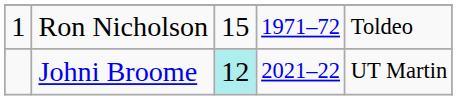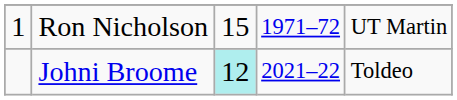(382, 26) Toldeo -> (399, 26) UT Martin
(399, 71) UT Martin -> (382, 71) Toldeo
